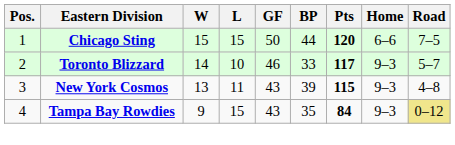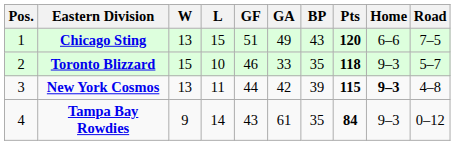+ column: (284, 16)
(201, 40) 15 -> (185, 40) 13
(273, 40) 50 -> (251, 40) 51
(308, 40) 44 -> (317, 40) 43
(201, 64) 14 -> (185, 64) 15
(308, 64) 33 -> (317, 64) 35
(344, 64) 117 -> (350, 64) 118
(273, 88) 43 -> (251, 88) 44
(385, 88) normal -> (389, 88) bold
(237, 111) 15 -> (218, 120) 14
(429, 111) khaki background -> (430, 120) no background
